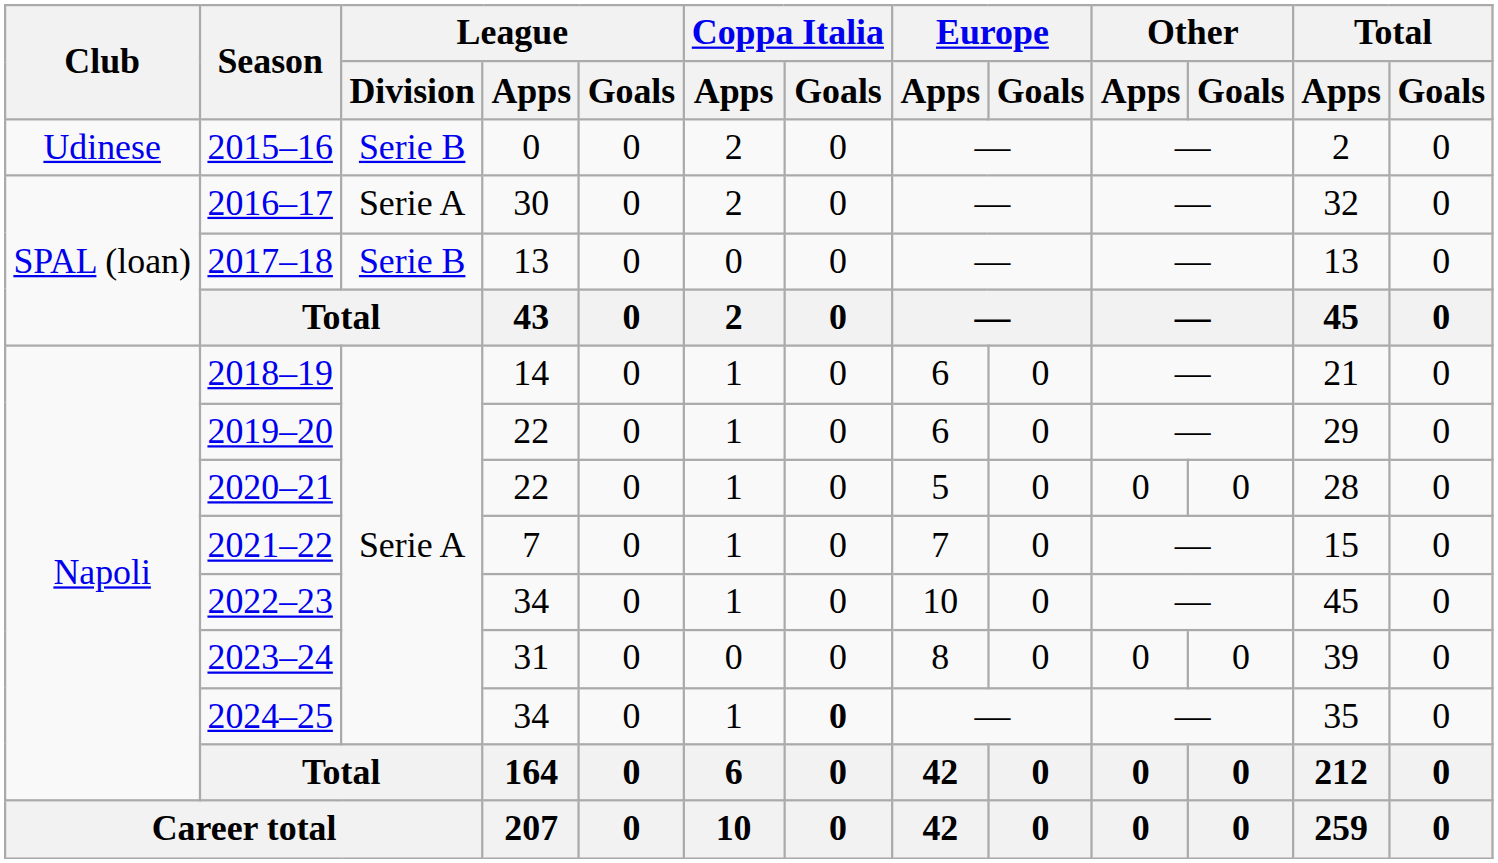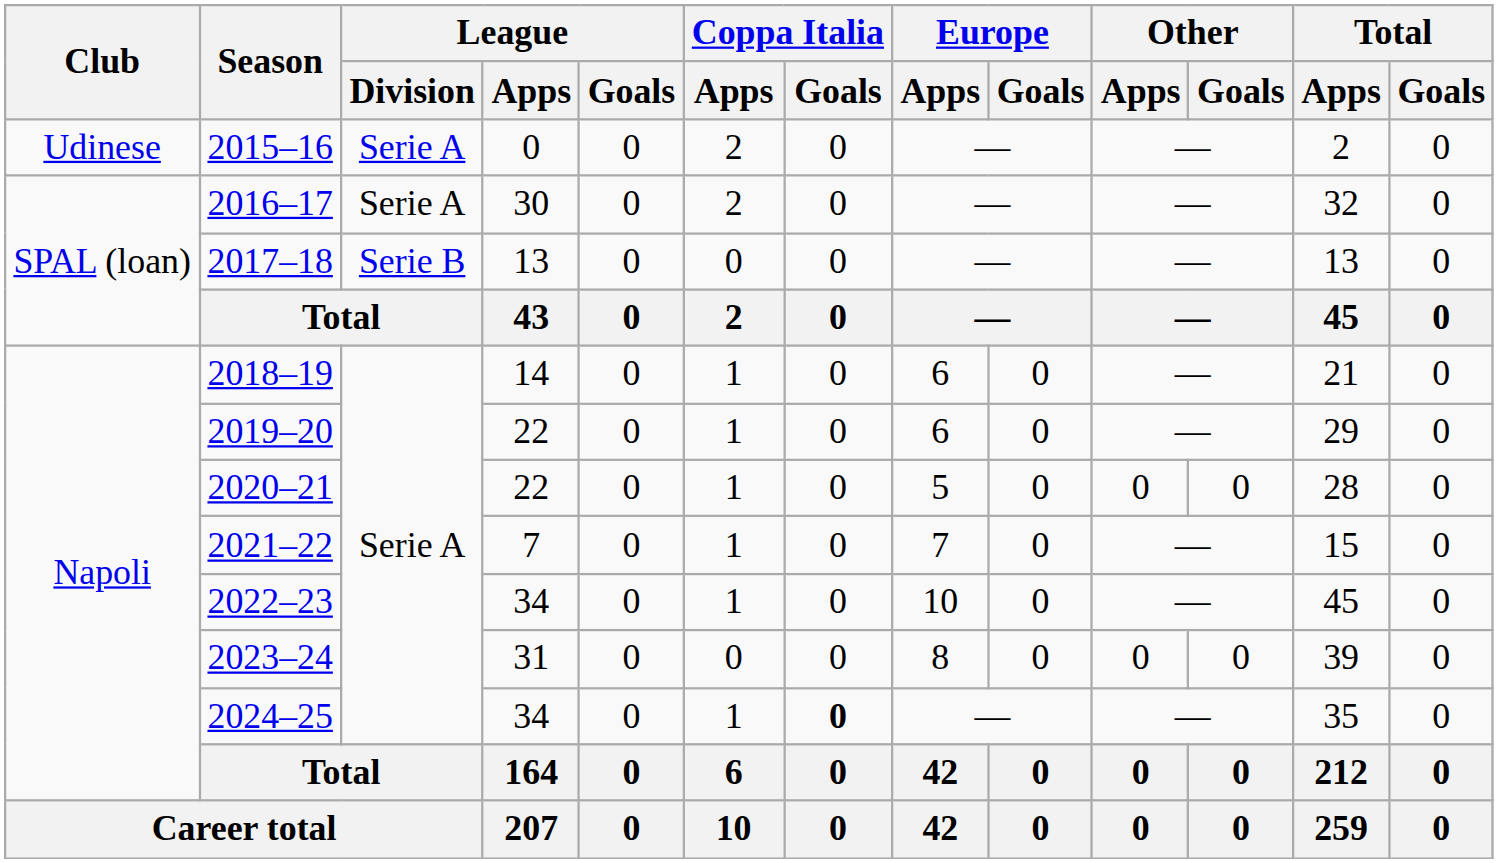(412, 146) Serie B -> (412, 146) Serie A
